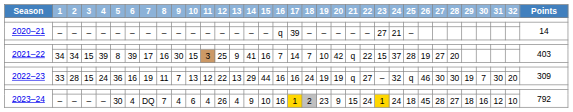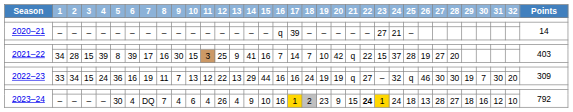(74, 56) 34 -> (74, 56) 28
(74, 78) 28 -> (74, 78) 34
(367, 101) normal -> (367, 101) bold
(426, 101) 45 -> (426, 101) 13
